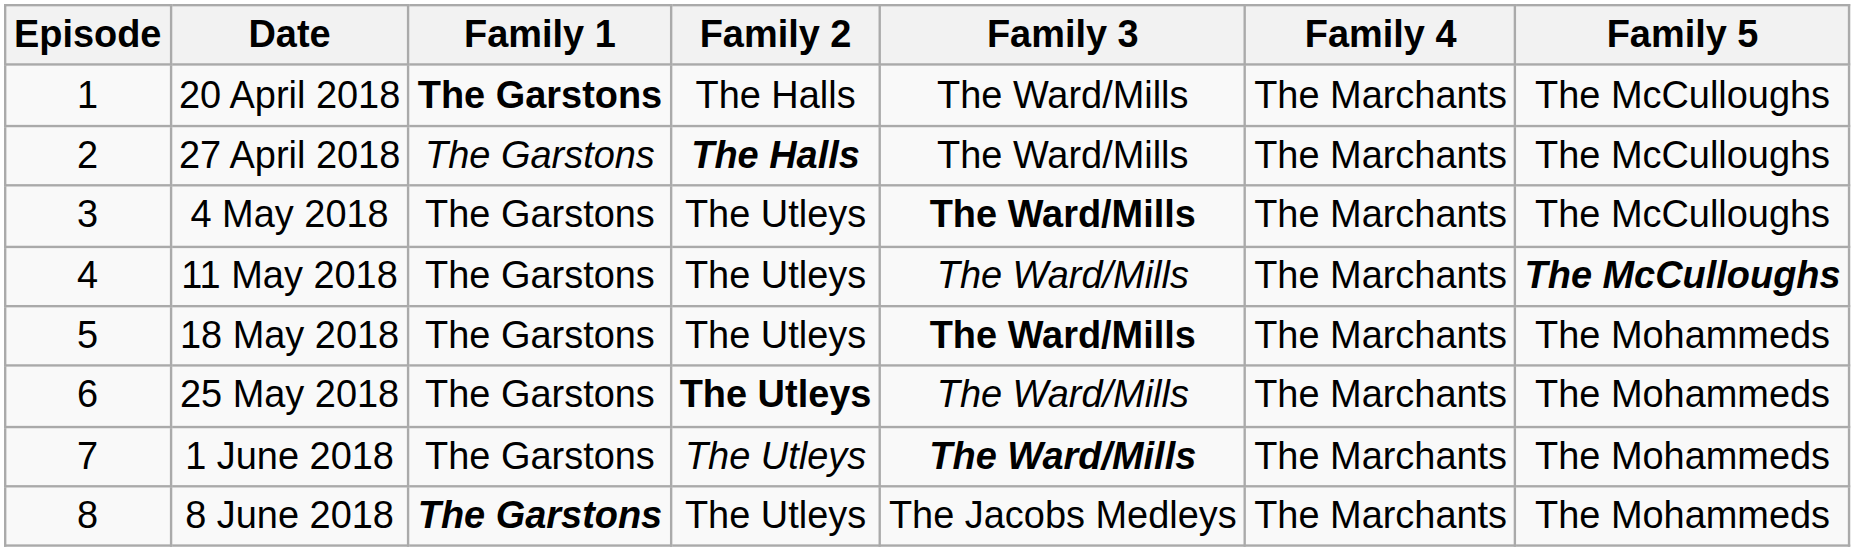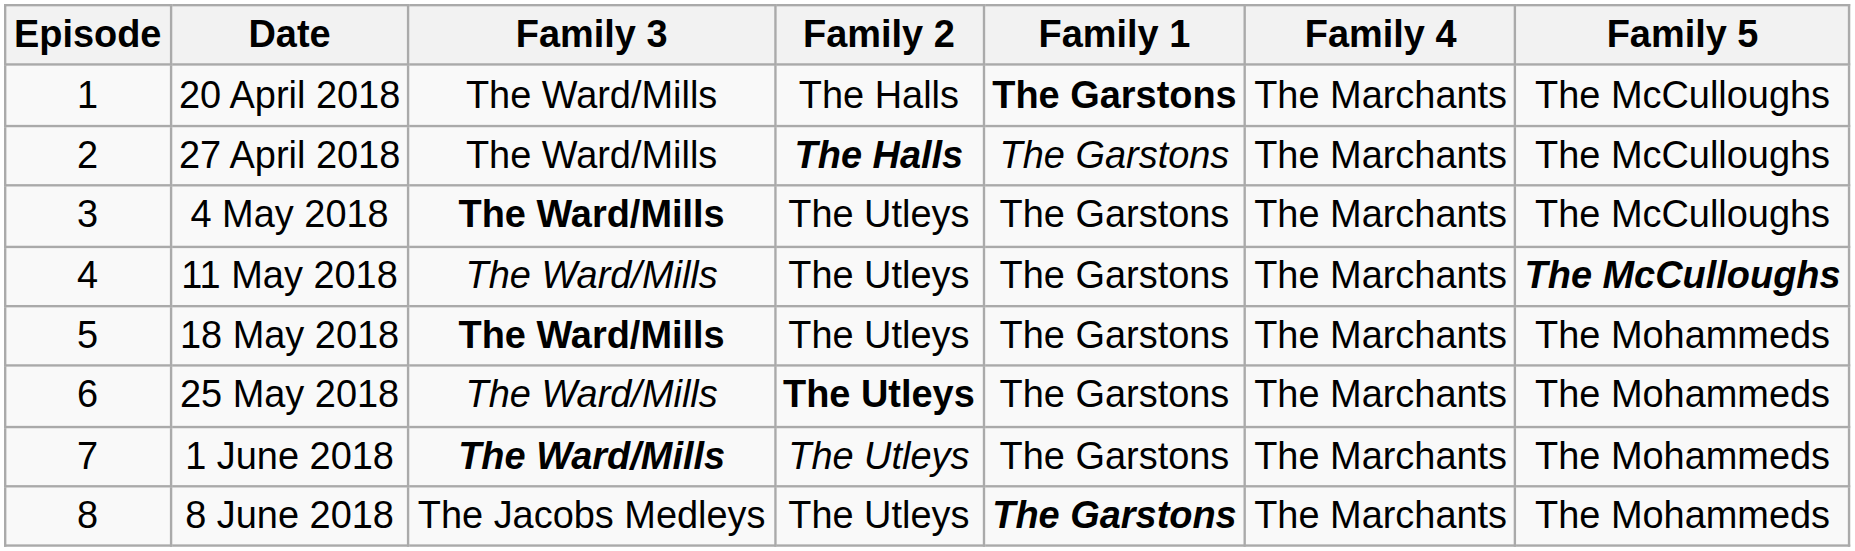columns swapped: (540, 34) <-> (1063, 34)
